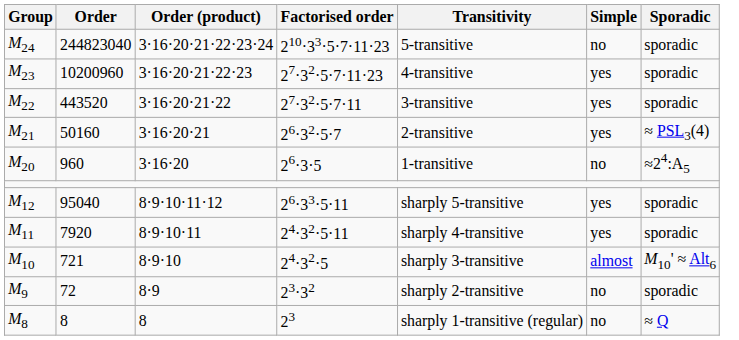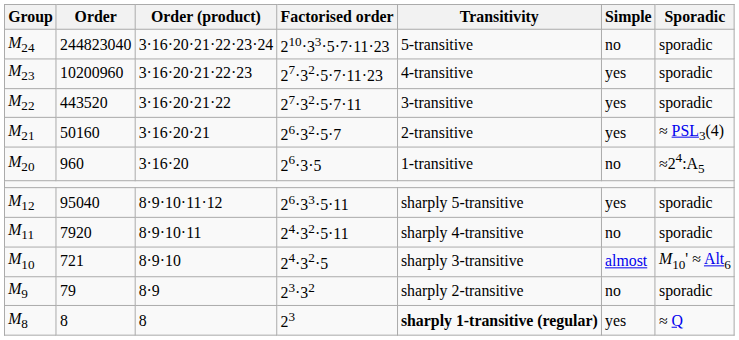(601, 232) yes -> (613, 232) no
(68, 291) 72 -> (68, 291) 79
(492, 320) normal -> (499, 320) bold
(598, 320) no -> (616, 320) yes
